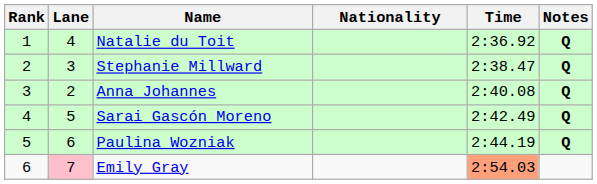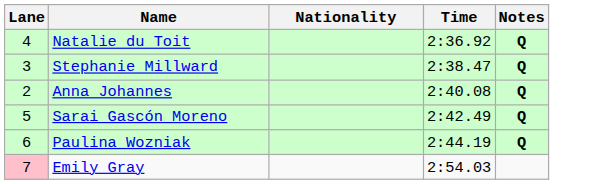- column: (27, 17)
(503, 167) lightsalmon background -> (459, 167) no background
